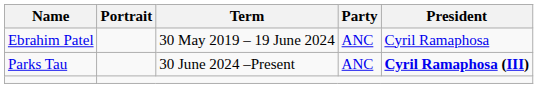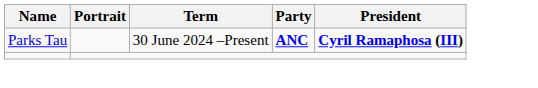- row: (51, 40)
(357, 64) normal -> (292, 40) bold
